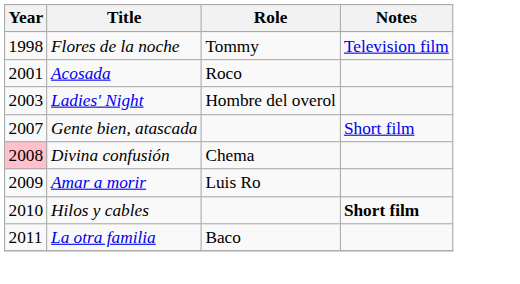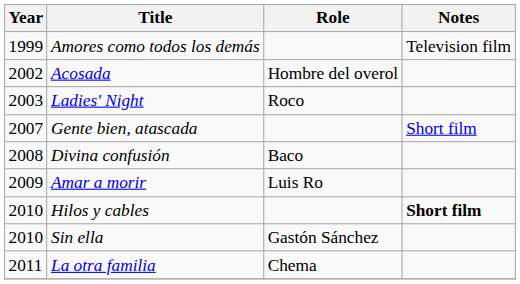- row: (115, 45)
+ row: (155, 45)
(26, 73) 2001 -> (26, 73) 2002
(224, 73) Roco -> (333, 73) Hombre del overol
(271, 100) Hombre del overol -> (286, 100) Roco
(26, 155) pink background -> (26, 155) no background
(230, 155) Chema -> (285, 155) Baco
+ row: (77, 237)
(223, 237) Baco -> (292, 264) Chema
